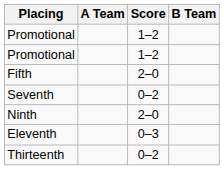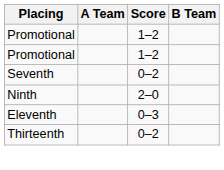- row: (20, 74)
